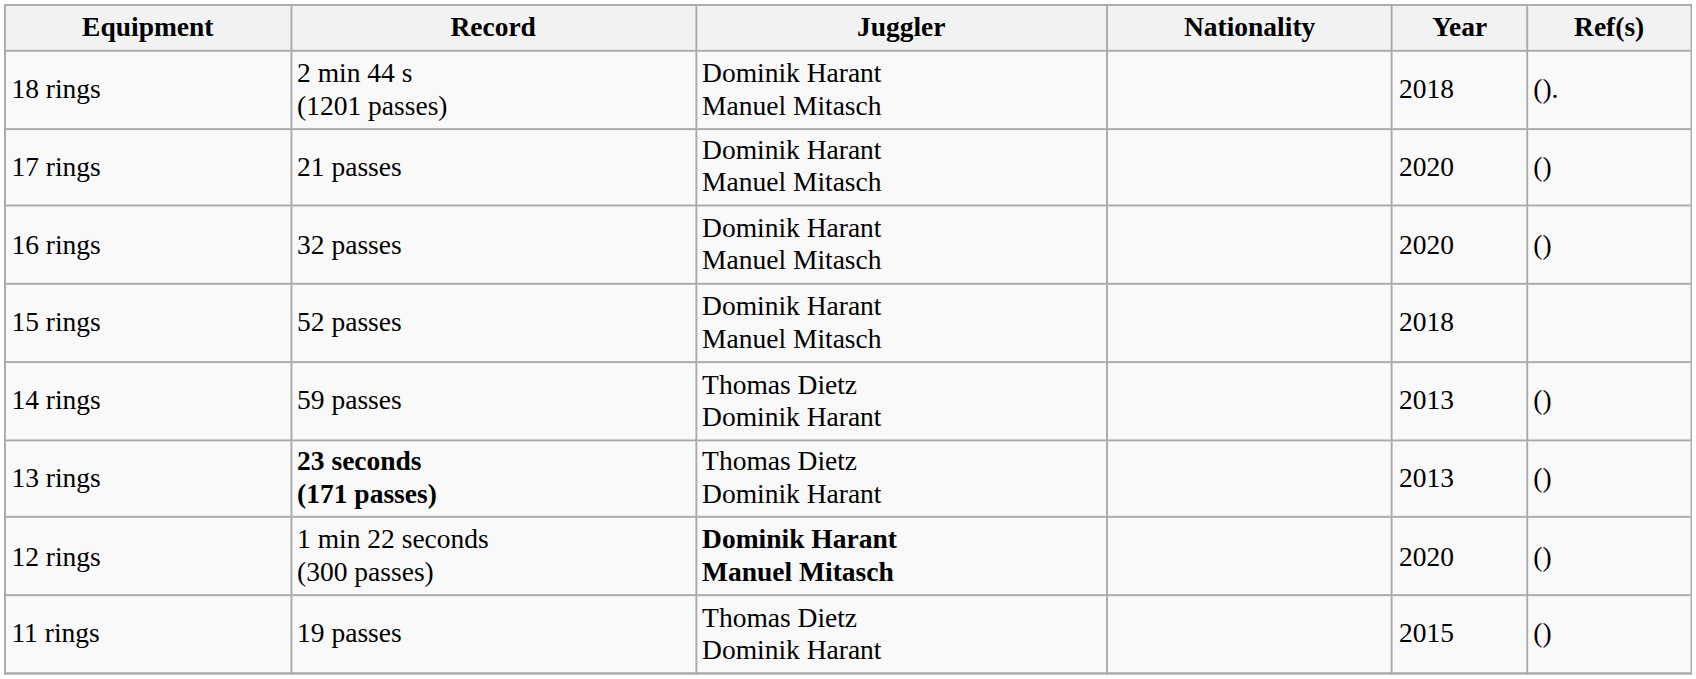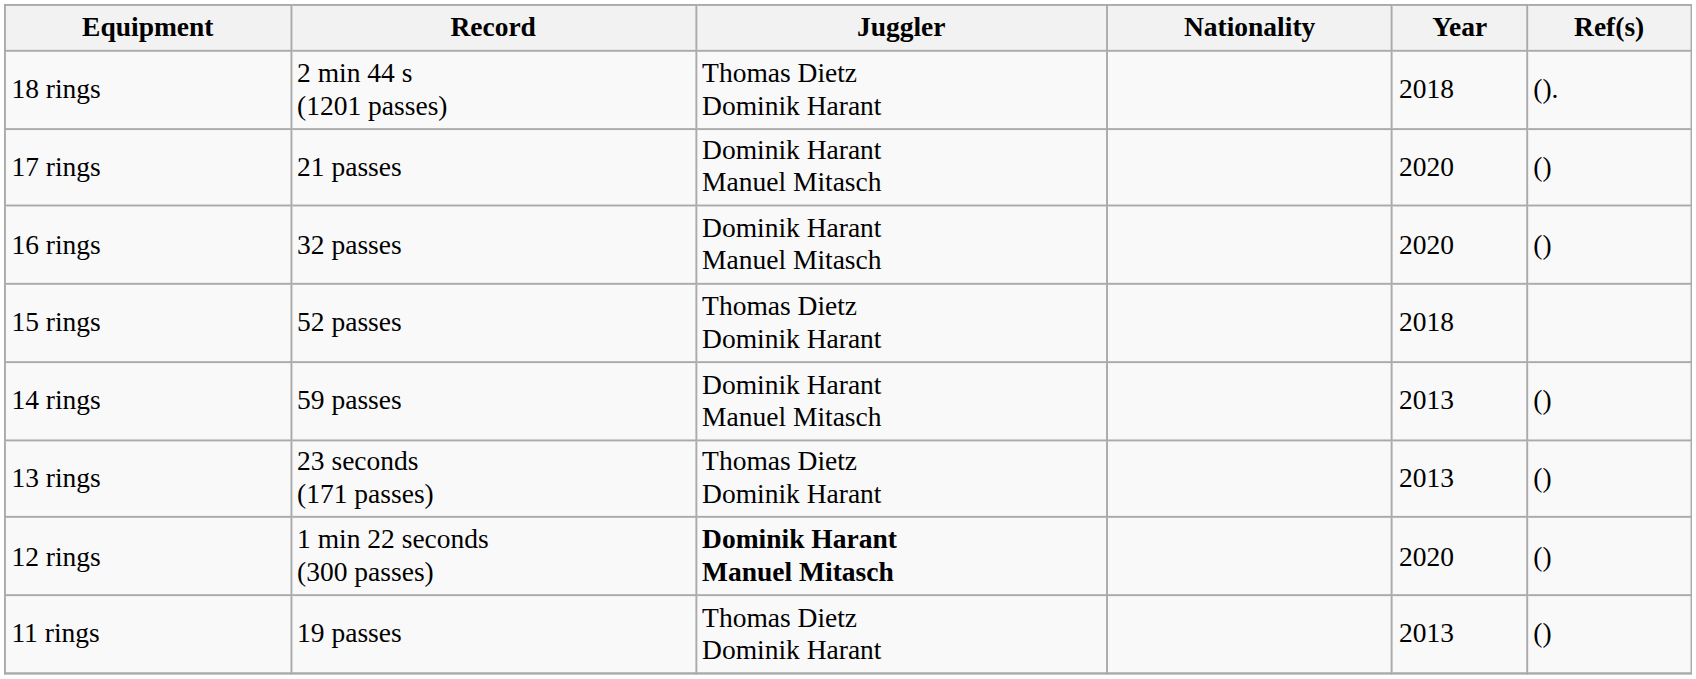(792, 89) Dominik Harant Manuel Mitasch -> (792, 89) Thomas Dietz Dominik Harant
(792, 322) Dominik Harant Manuel Mitasch -> (792, 322) Thomas Dietz Dominik Harant
(792, 400) Thomas Dietz Dominik Harant -> (792, 400) Dominik Harant Manuel Mitasch
(367, 478) bold -> (365, 478) normal
(1426, 633) 2015 -> (1426, 633) 2013
